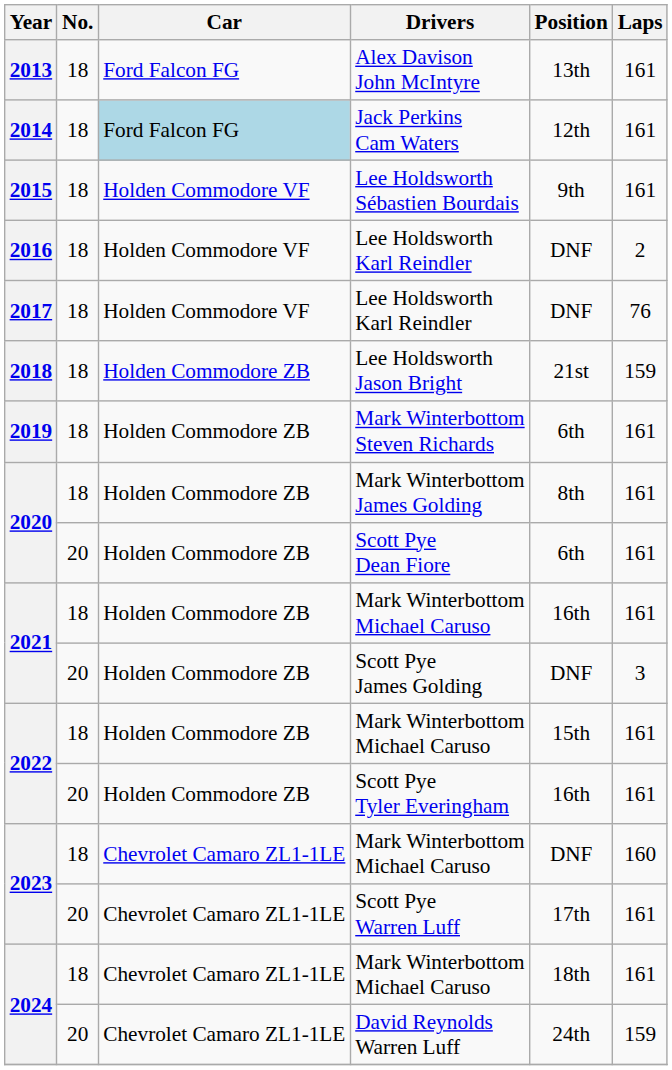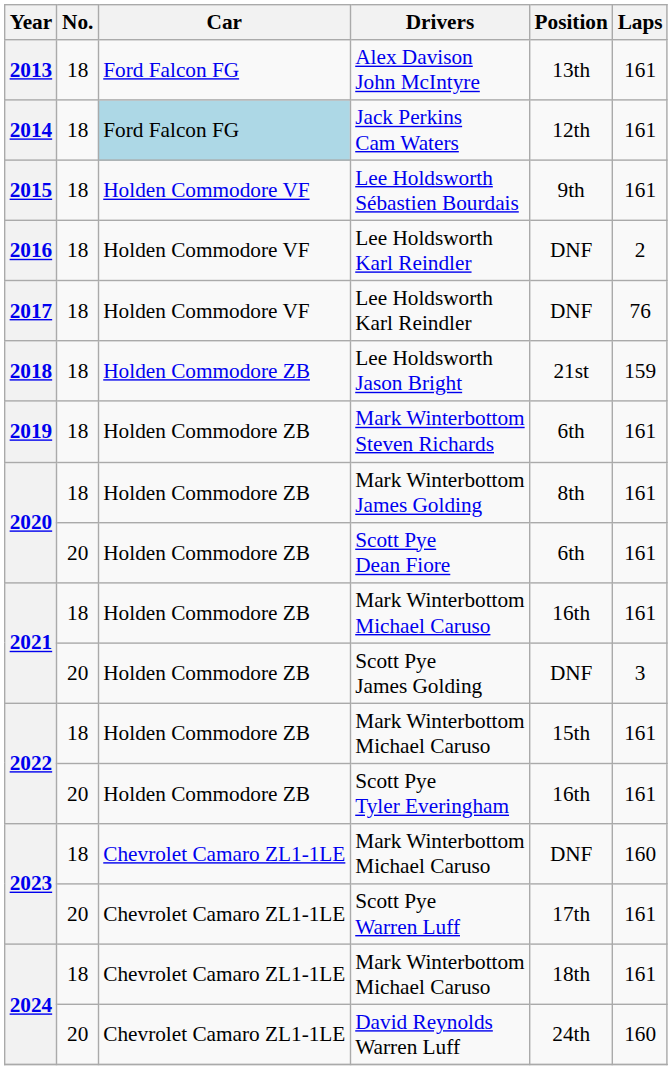(640, 1034) 159 -> (640, 1034) 160
